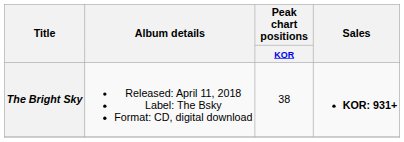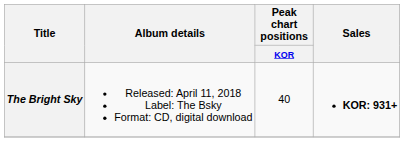(284, 99) 38 -> (284, 99) 40
